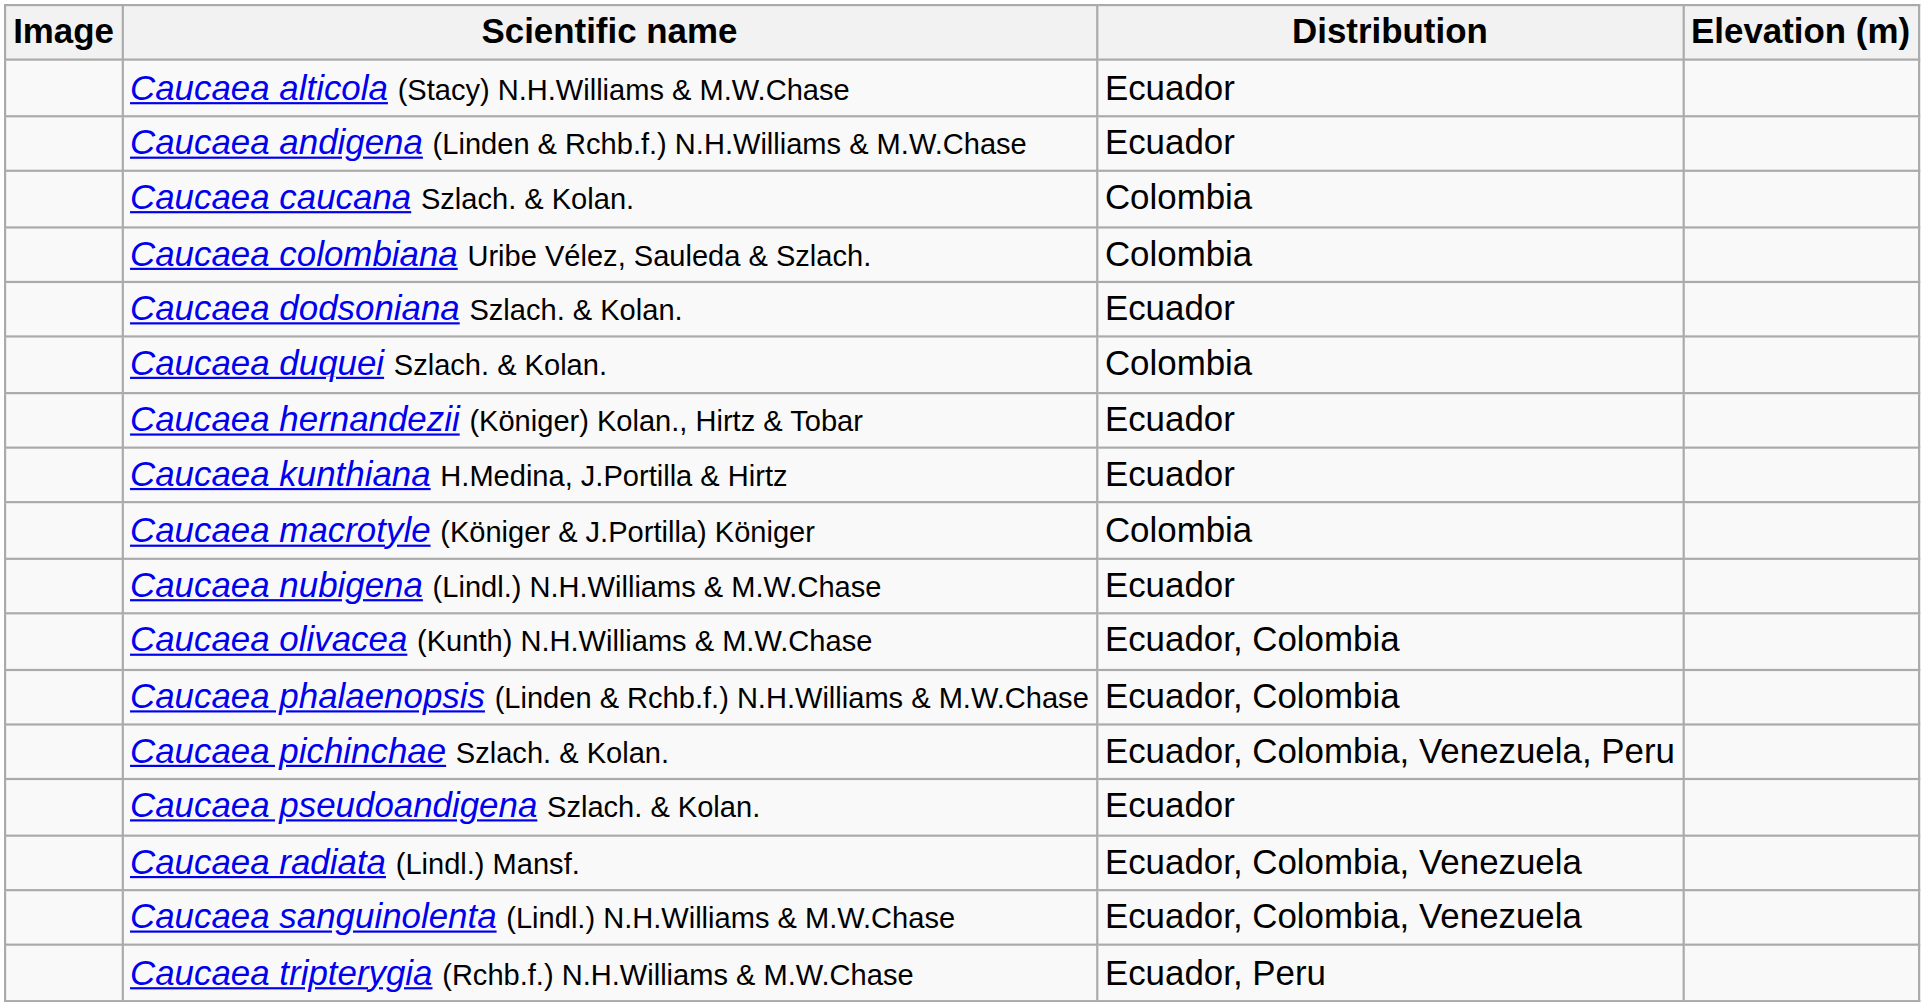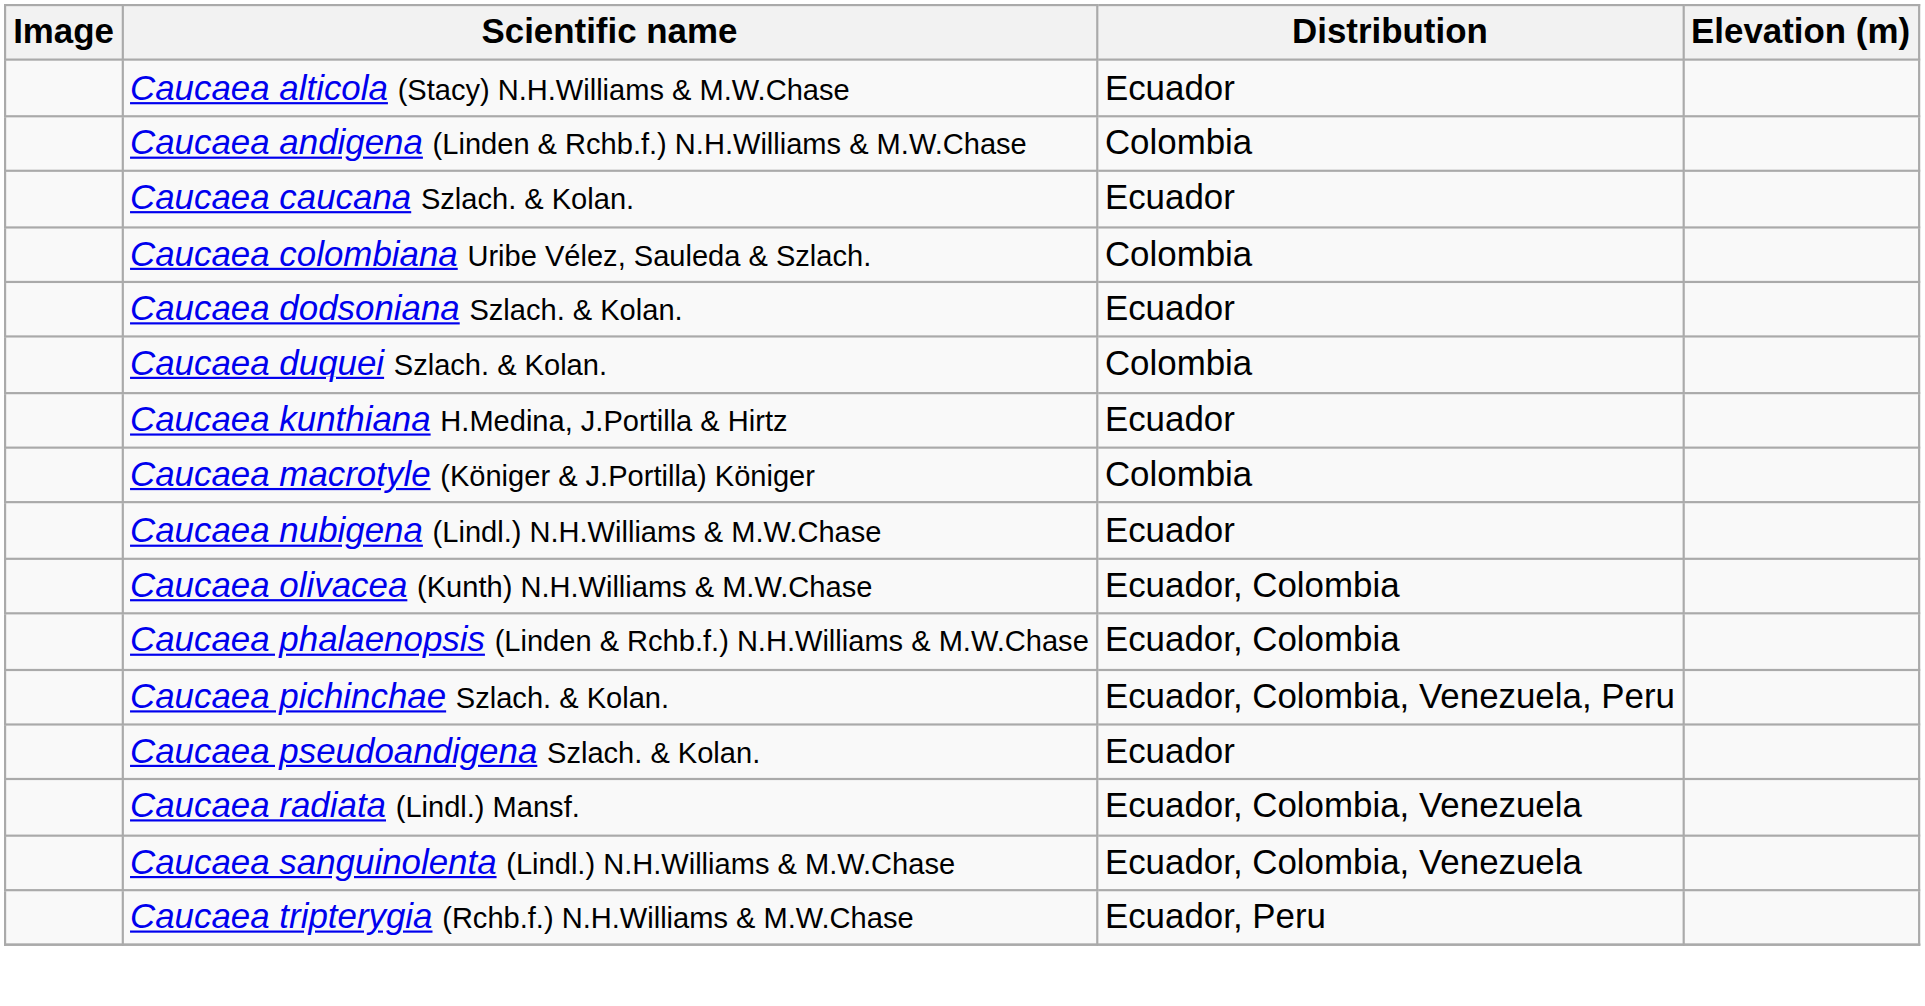(1170, 142) Ecuador -> (1179, 142) Colombia
(1179, 198) Colombia -> (1170, 198) Ecuador
- row: (496, 419)
